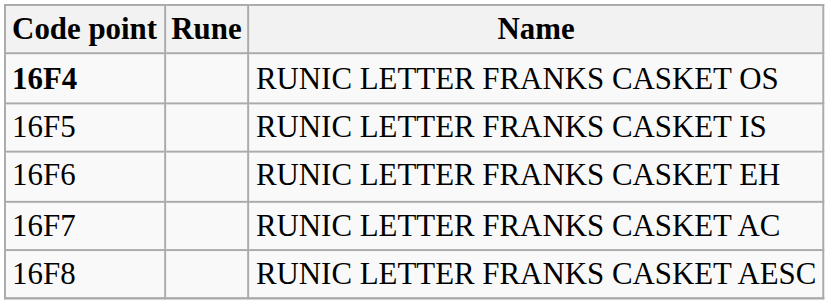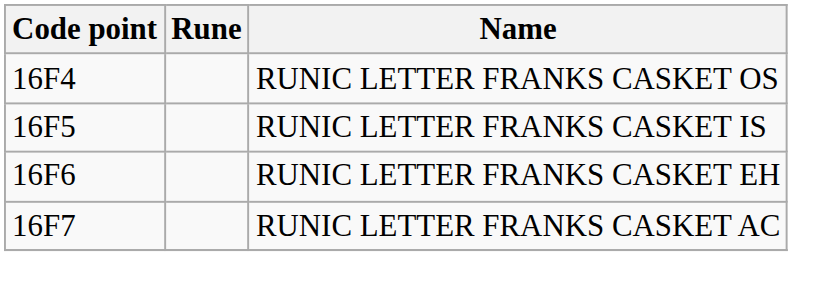(45, 77) bold -> (44, 77) normal
- row: (536, 273)
